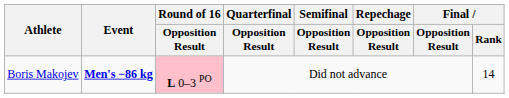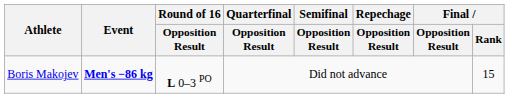(189, 82) pink background -> (189, 82) no background
(489, 75) 14 -> (489, 75) 15
